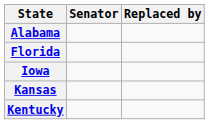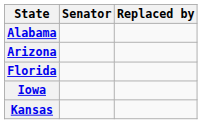+ row: (32, 52)
- row: (35, 109)
